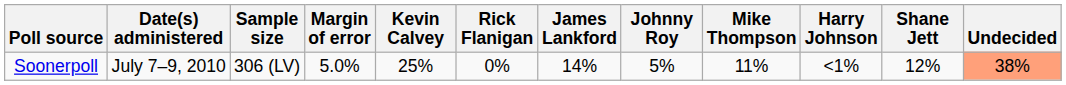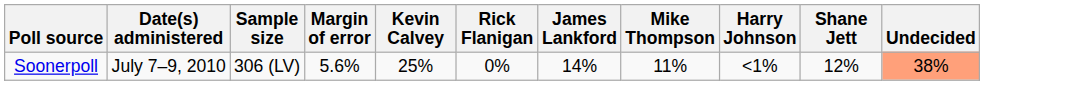- column: (662, 29)
(340, 66) 5.0% -> (340, 66) 5.6%
